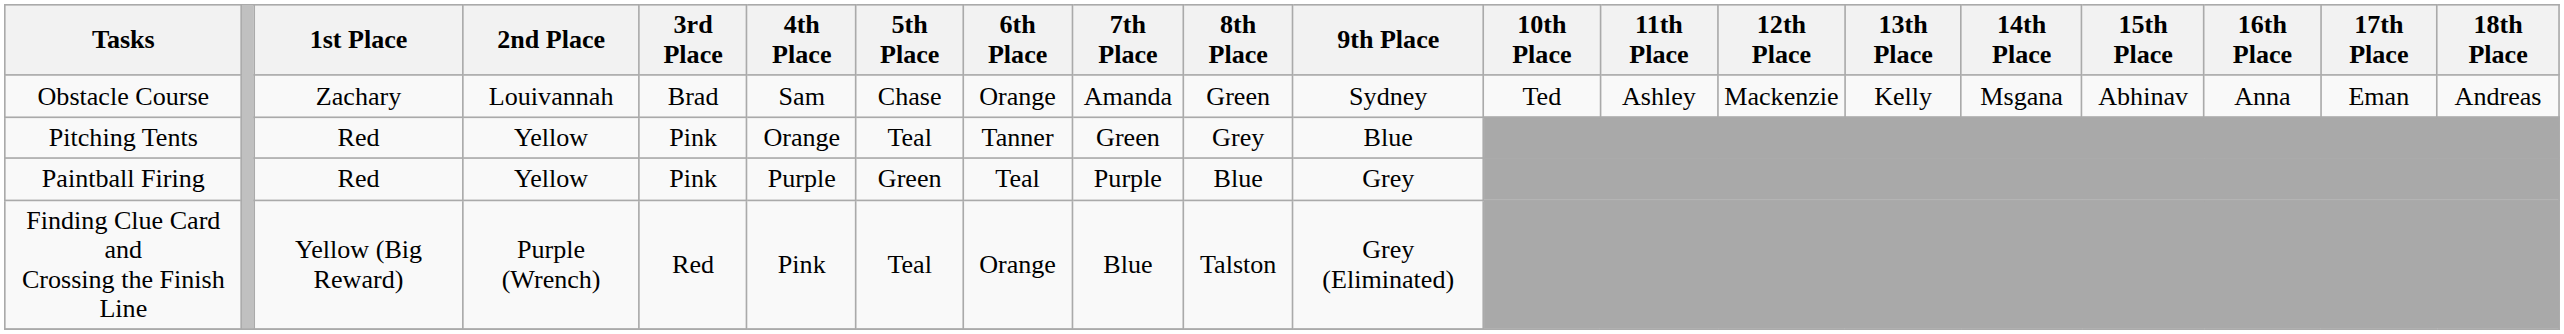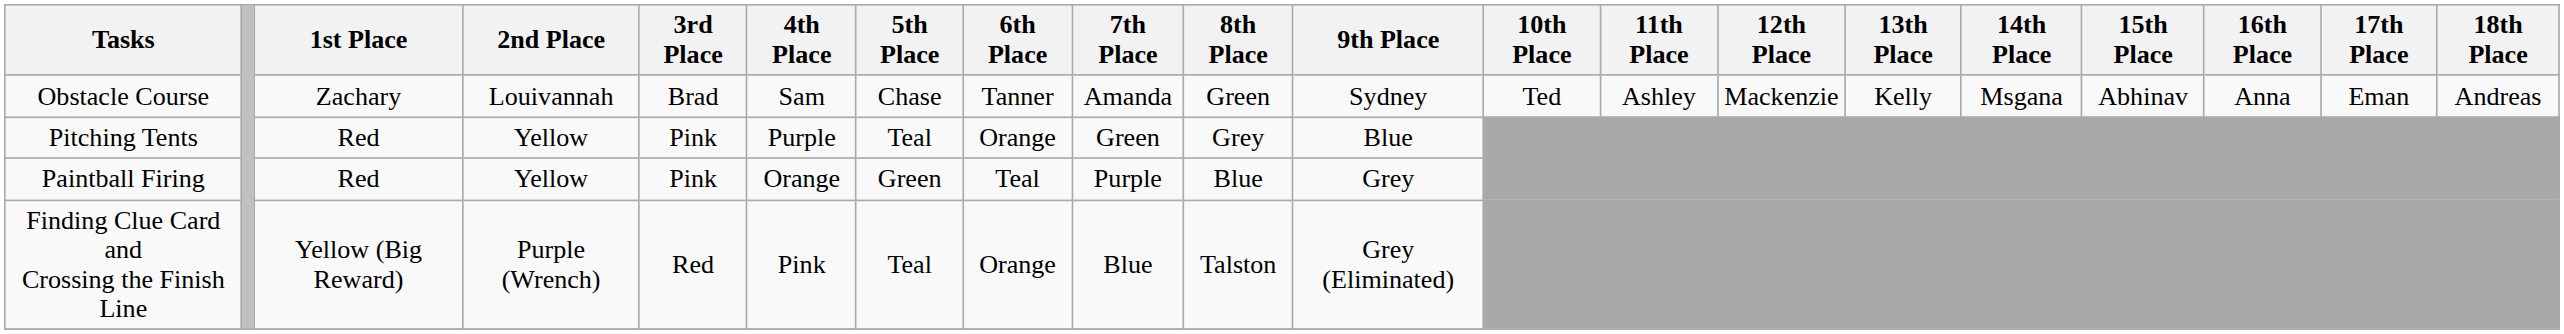(1018, 95) Orange -> (1018, 95) Tanner
(802, 137) Orange -> (802, 137) Purple
(1018, 137) Tanner -> (1018, 137) Orange
(802, 178) Purple -> (802, 178) Orange
